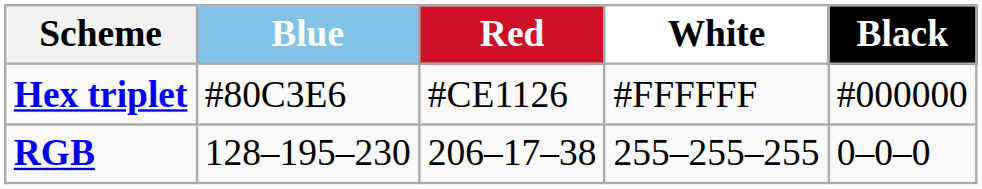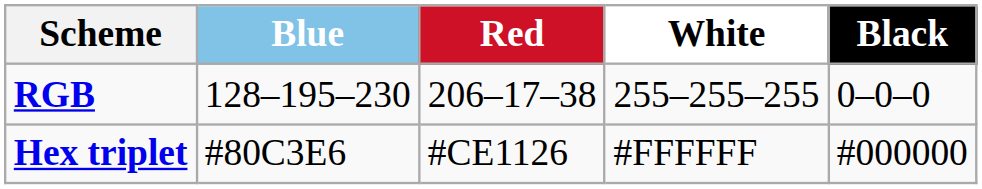rows swapped: (101, 93) <-> (54, 152)
